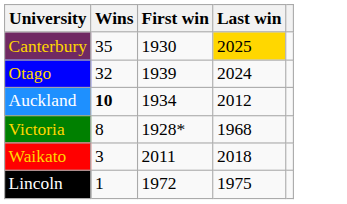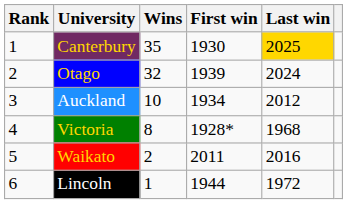+ column: (29, 18)
(104, 101) bold -> (153, 101) normal
(99, 156) 3 -> (148, 156) 2
(234, 156) 2018 -> (283, 156) 2016
(159, 184) 1972 -> (208, 184) 1944
(234, 184) 1975 -> (283, 184) 1972
